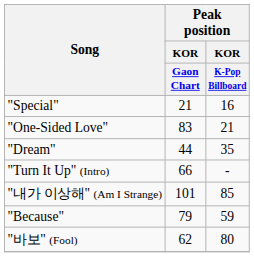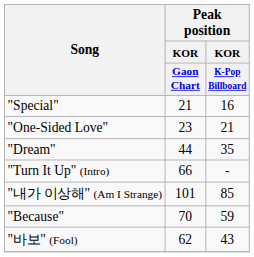(185, 127) 83 -> (185, 127) 23
(185, 216) 79 -> (185, 216) 70
(227, 239) 80 -> (227, 239) 43
